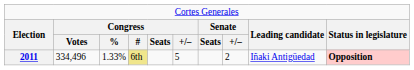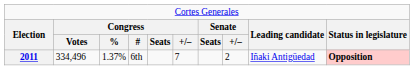(114, 56) 1.33% -> (114, 56) 1.37%
(136, 56) khaki background -> (136, 56) no background
(177, 56) 5 -> (177, 56) 7
